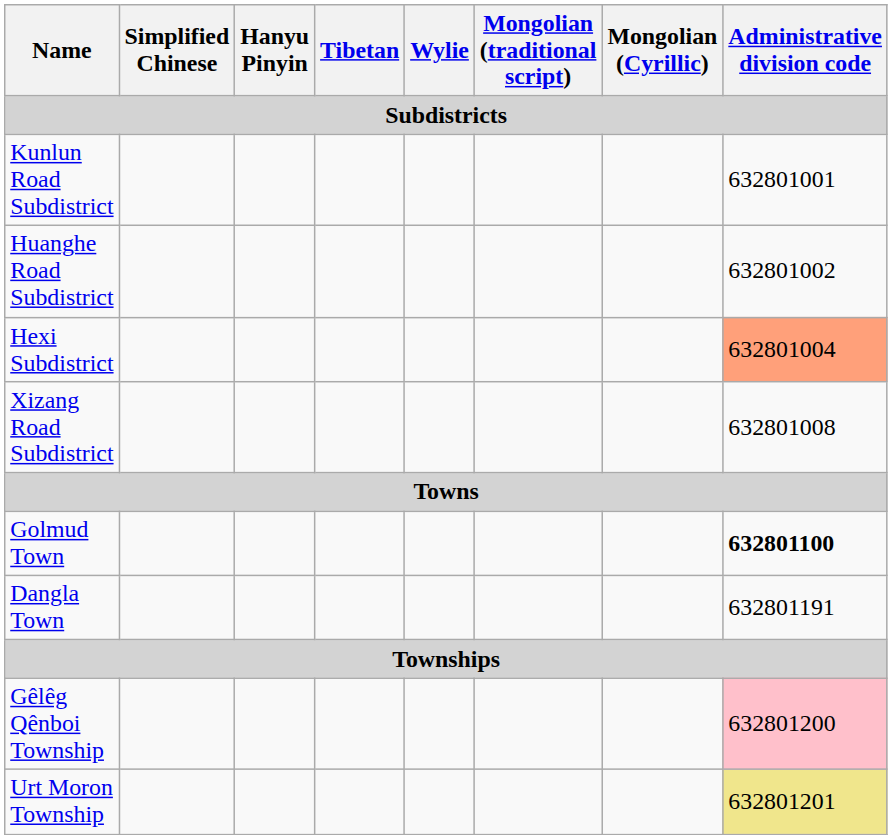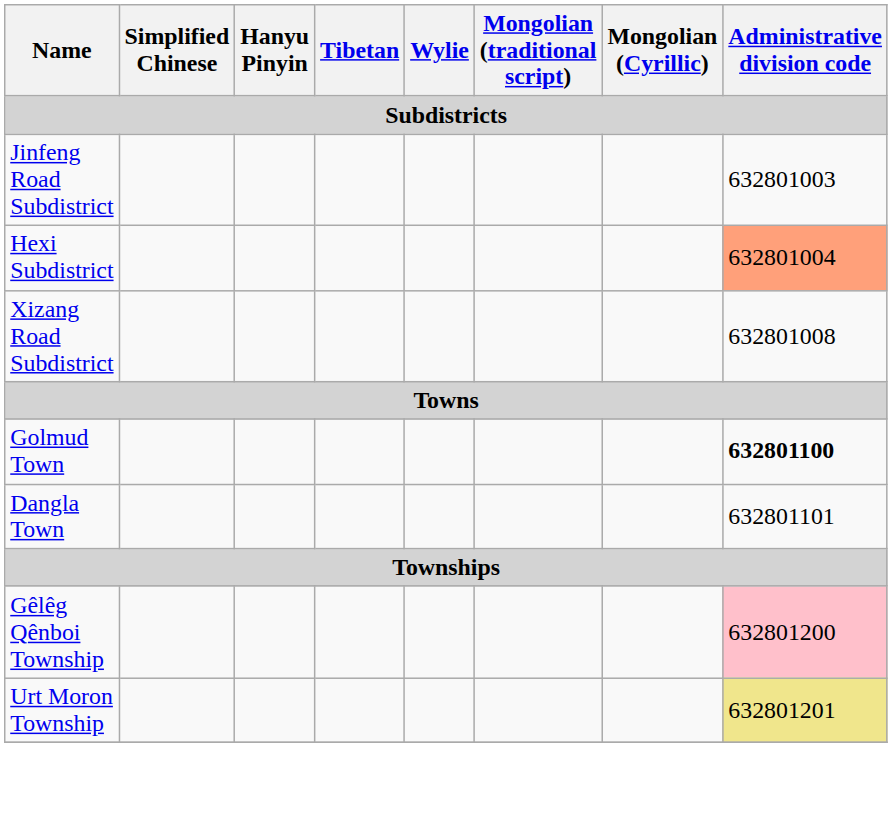- row: (62, 179)
- row: (62, 270)
+ row: (62, 179)
(782, 607) 632801191 -> (782, 516) 632801101
